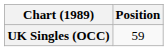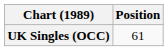(138, 35) 59 -> (138, 35) 61
